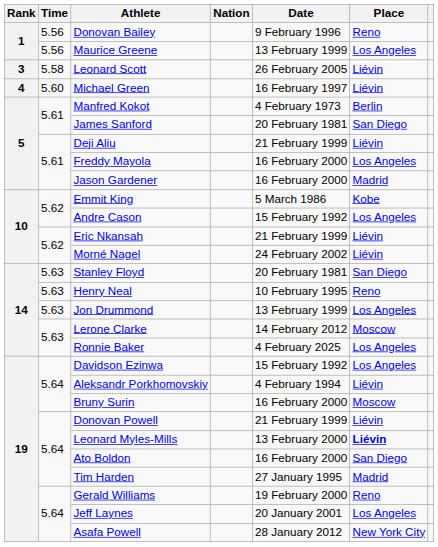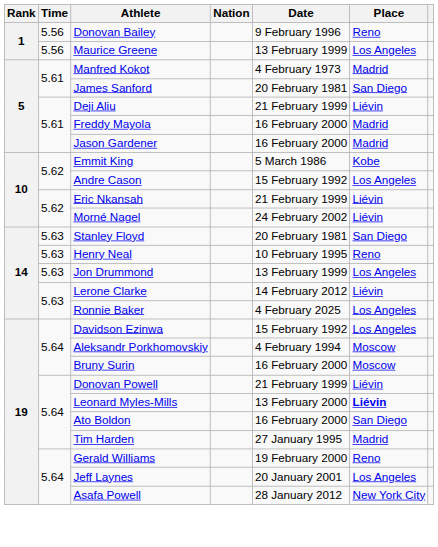- row: (110, 69)
- row: (111, 87)
(367, 106) Berlin -> (370, 69) Madrid
(384, 161) Los Angeles -> (370, 124) Madrid
(374, 328) Moscow -> (368, 291) Liévin
(368, 384) Liévin -> (374, 347) Moscow
